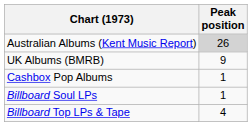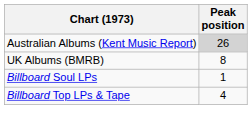(223, 60) 9 -> (223, 60) 8
- row: (60, 78)
